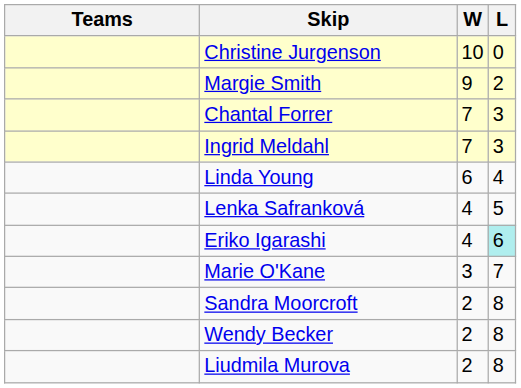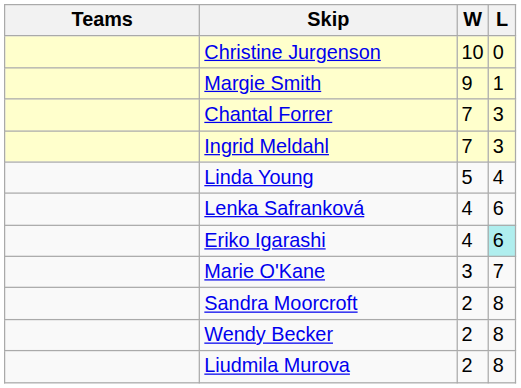(498, 83) 2 -> (498, 83) 1
(467, 177) 6 -> (467, 177) 5
(498, 209) 5 -> (498, 209) 6
